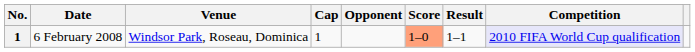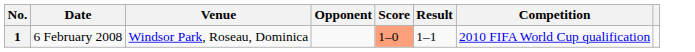- column: (326, 15)
(585, 36) lavender background -> (555, 36) no background
